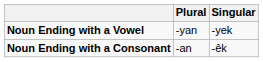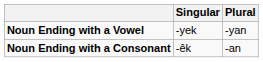columns swapped: (234, 13) <-> (191, 13)
